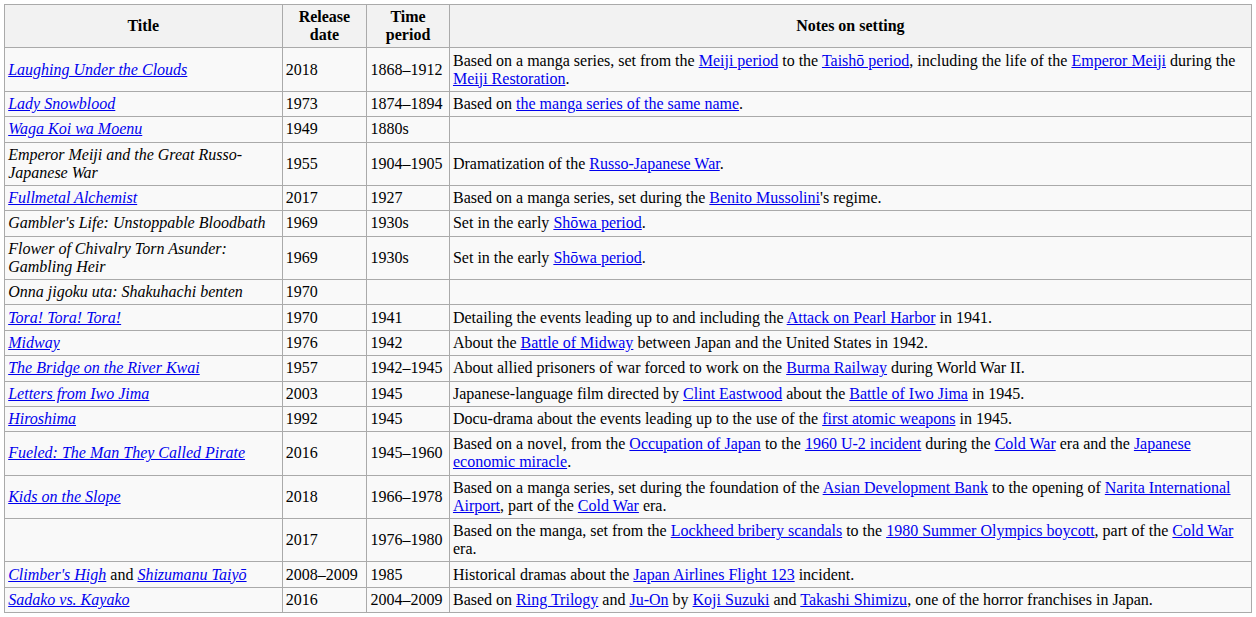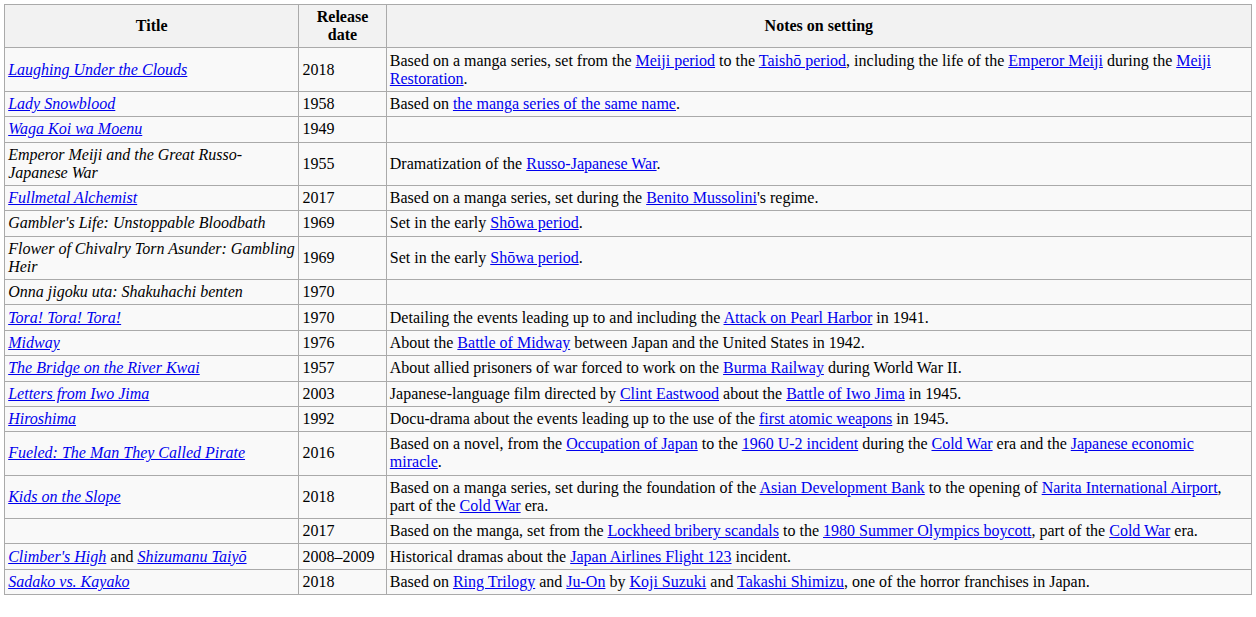- column: (408, 26)
(302, 103) 1973 -> (319, 103) 1958
(302, 599) 2016 -> (319, 581) 2018
